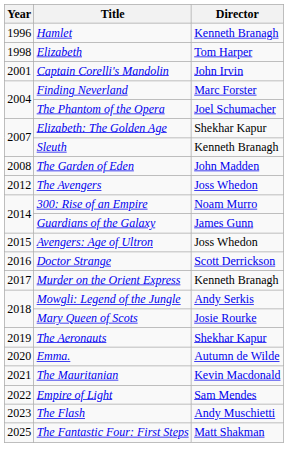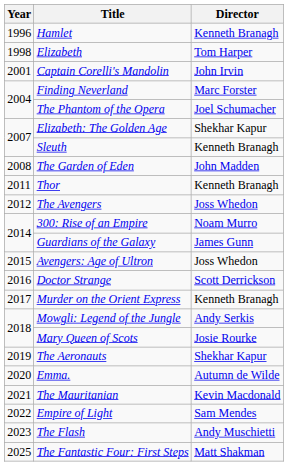+ row: (48, 185)
